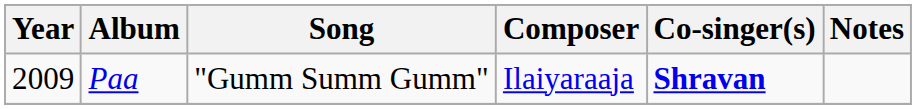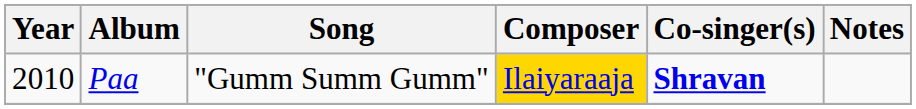(43, 78) 2009 -> (43, 78) 2010
(568, 78) no background -> (568, 78) gold background
